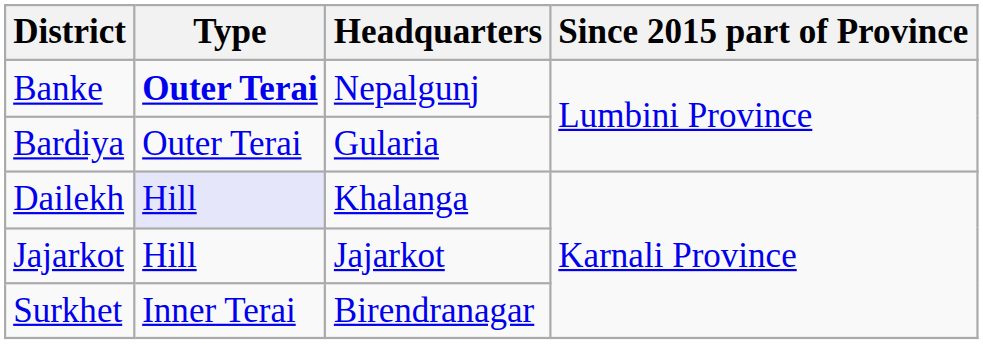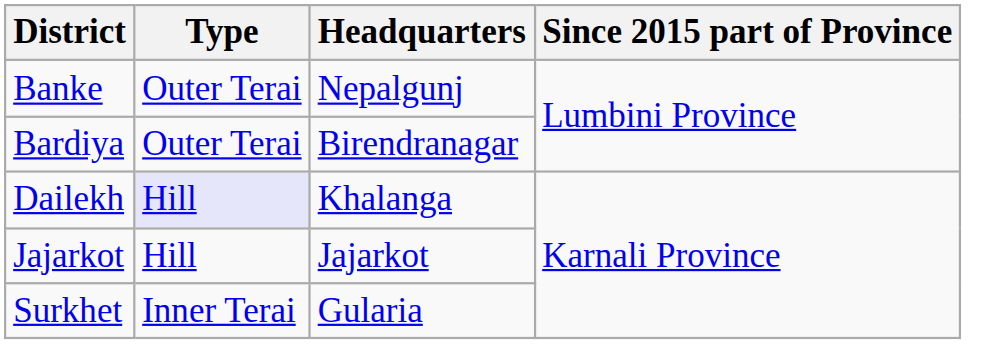(230, 87) bold -> (222, 87) normal
(386, 143) Gularia -> (418, 143) Birendranagar
(434, 310) Birendranagar -> (370, 310) Gularia
